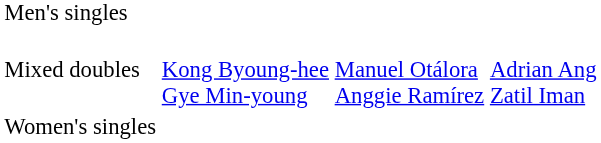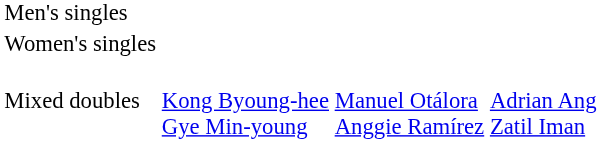rows swapped: (80, 126) <-> (72, 69)
